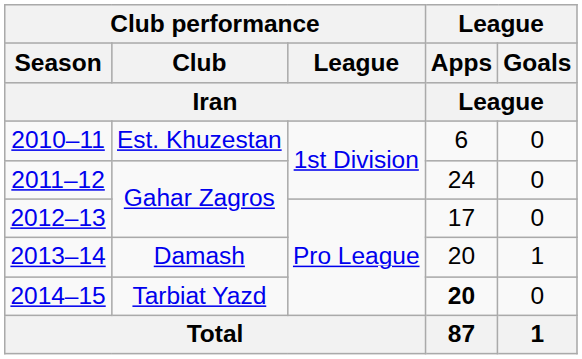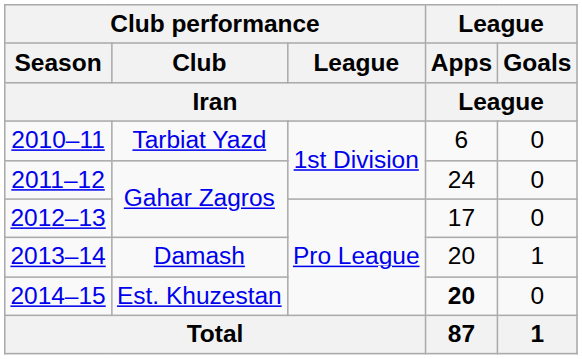(199, 140) Est. Khuzestan -> (199, 140) Tarbiat Yazd
(199, 295) Tarbiat Yazd -> (199, 295) Est. Khuzestan
